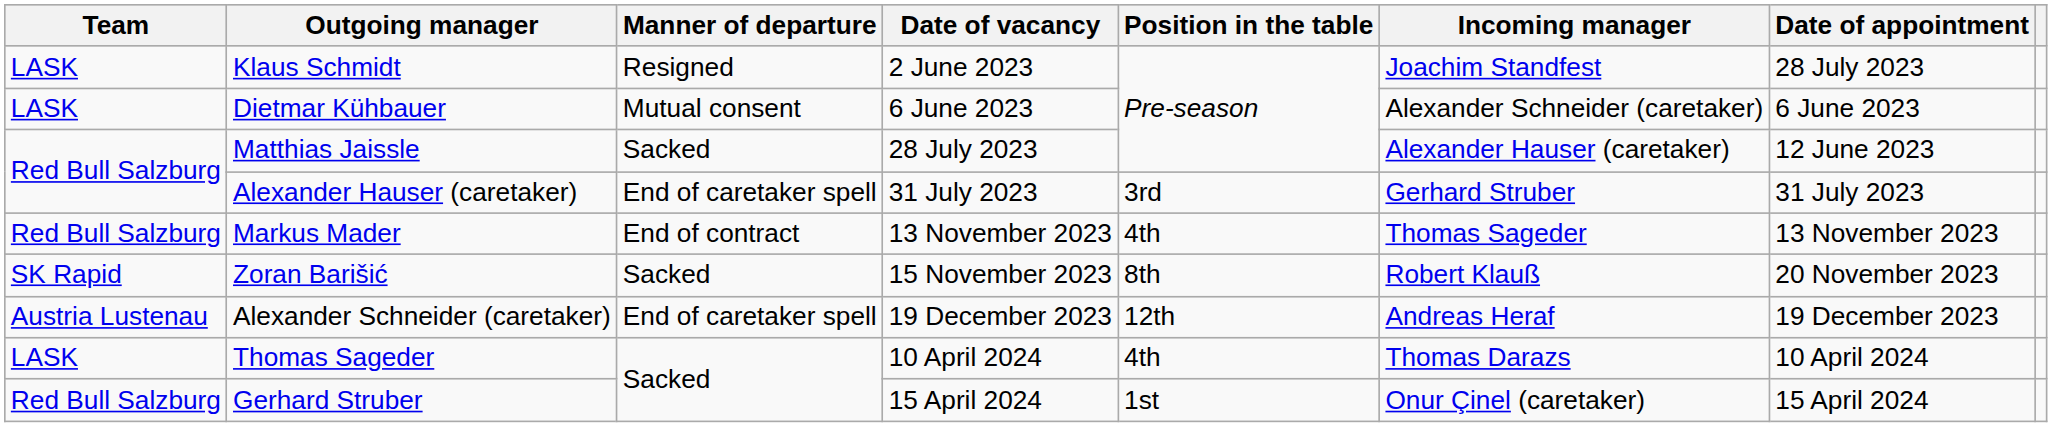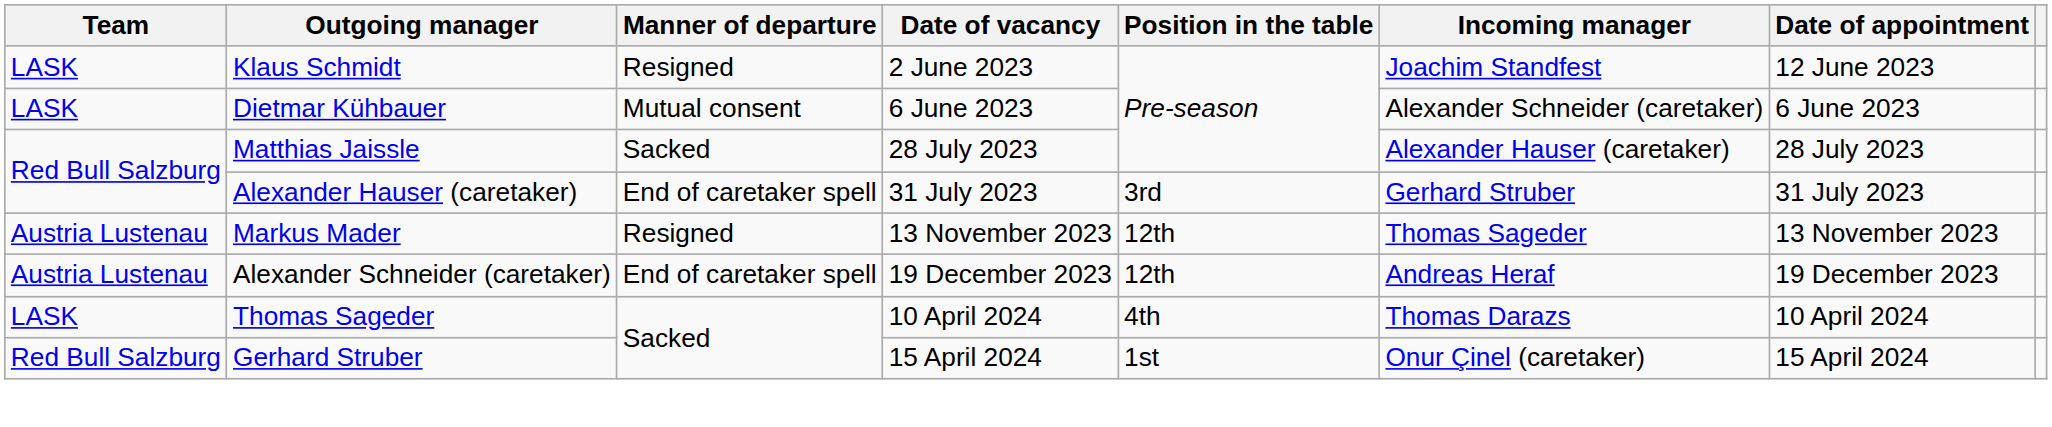(1850, 66) 28 July 2023 -> (1855, 66) 12 June 2023
(1855, 150) 12 June 2023 -> (1850, 150) 28 July 2023
(116, 233) Red Bull Salzburg -> (109, 233) Austria Lustenau
(711, 233) End of contract -> (678, 233) Resigned
(1142, 233) 4th -> (1150, 233) 12th
- row: (310, 274)
